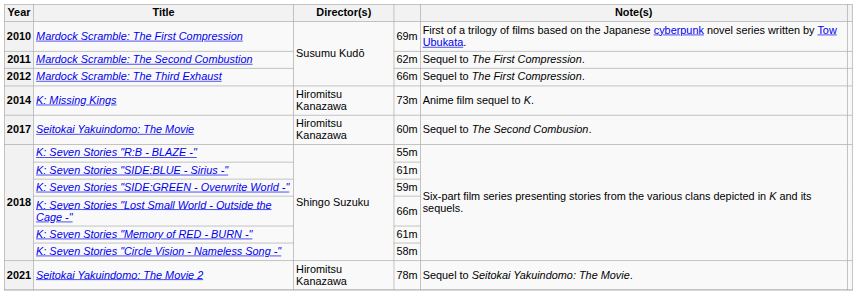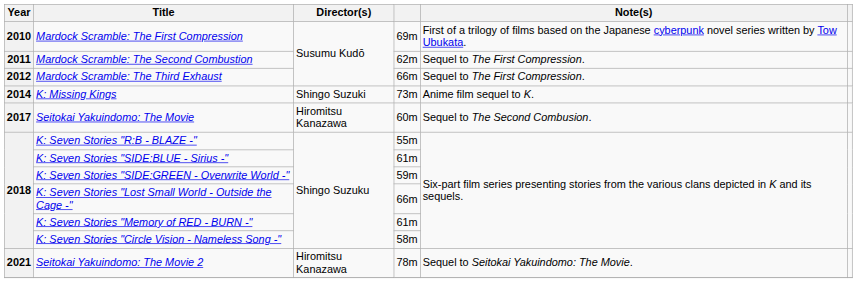(321, 100) Hiromitsu Kanazawa -> (331, 94) Shingo Suzuki
